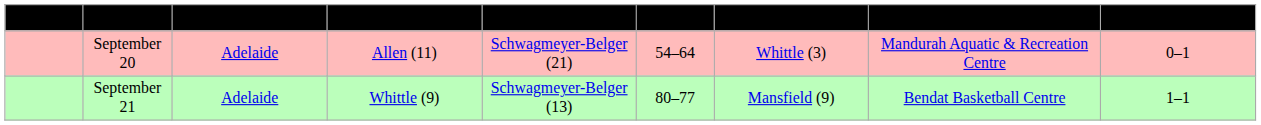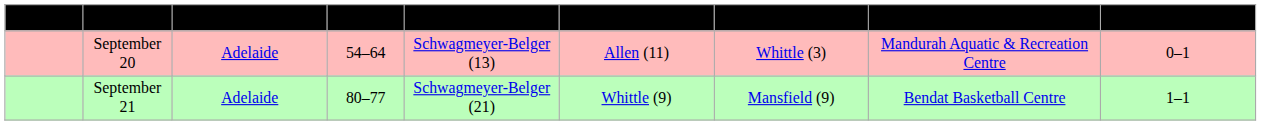columns swapped: (675, 17) <-> (404, 17)
(559, 53) Schwagmeyer-Belger (21) -> (482, 53) Schwagmeyer-Belger (13)
(559, 98) Schwagmeyer-Belger (13) -> (482, 98) Schwagmeyer-Belger (21)
